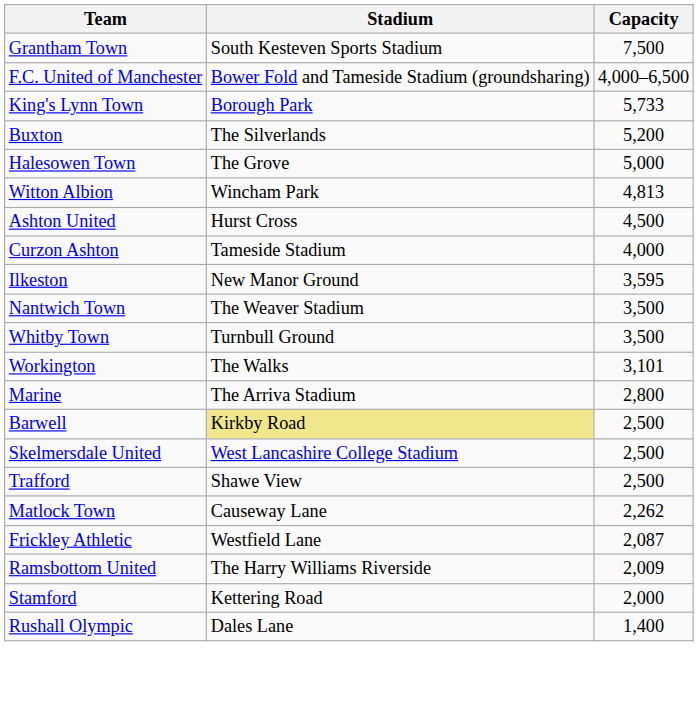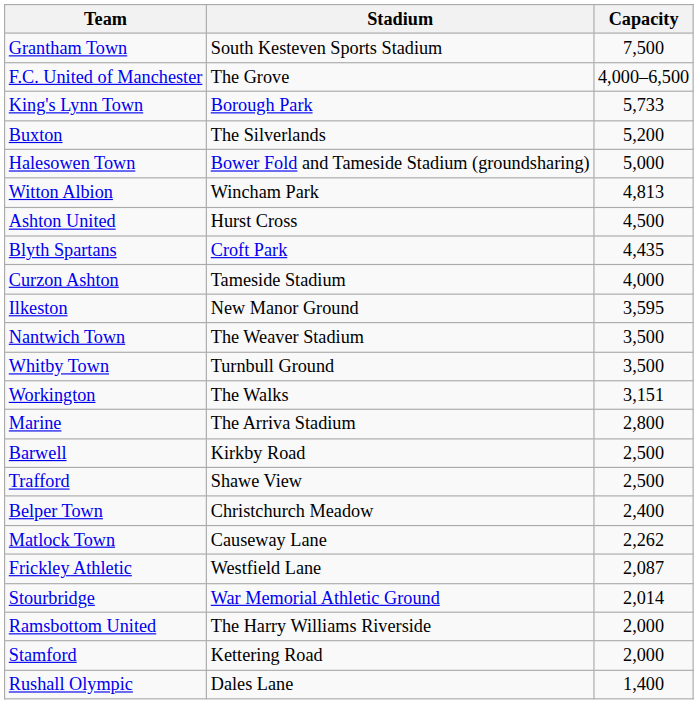(400, 76) Bower Fold and Tameside Stadium (groundsharing) -> (250, 76) The Grove
(250, 163) The Grove -> (400, 163) Bower Fold and Tameside Stadium (groundsharing)
+ row: (63, 250)
(644, 366) 3,101 -> (644, 395) 3,151
(258, 423) khaki background -> (258, 452) no background
- row: (85, 452)
+ row: (56, 510)
+ row: (52, 597)
(644, 568) 2,009 -> (644, 626) 2,000
